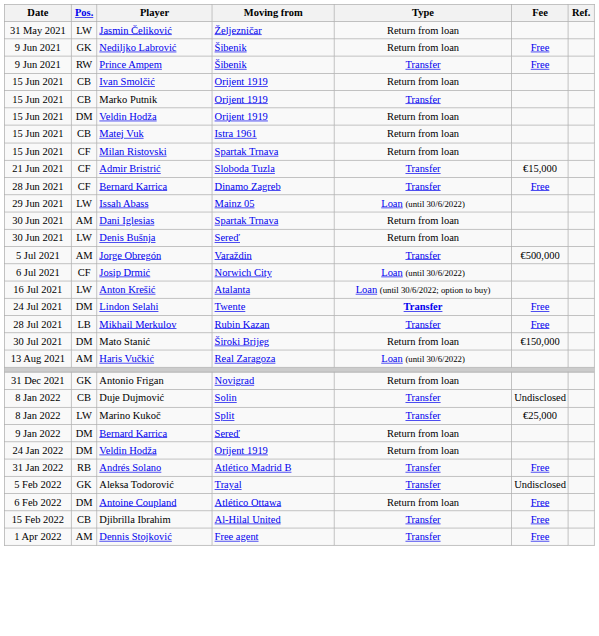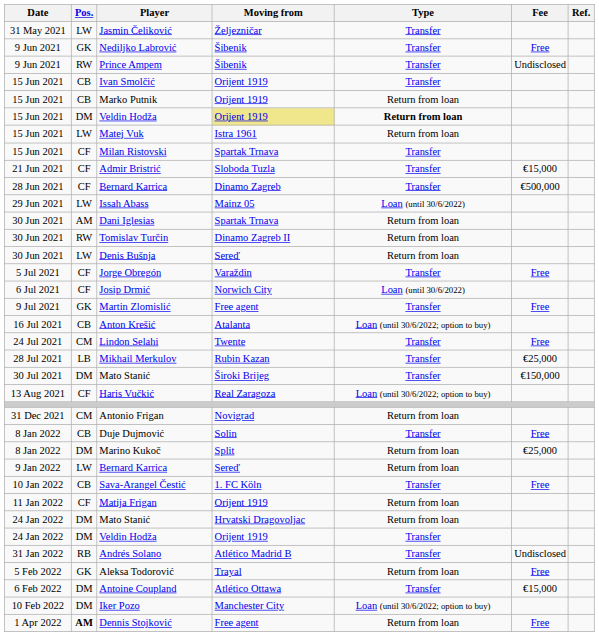(423, 30) Return from loan -> (423, 30) Transfer
(423, 47) Return from loan -> (423, 47) Transfer
(540, 65) Free -> (540, 65) Undisclosed
(423, 82) Return from loan -> (423, 82) Transfer
(423, 99) Transfer -> (423, 99) Return from loan
(241, 117) no background -> (241, 117) khaki background
(423, 117) normal -> (423, 117) bold
(84, 134) CB -> (84, 134) LW
(423, 151) Return from loan -> (423, 151) Transfer
(540, 186) Free -> (540, 186) €500,000
+ row: (38, 238)
(84, 255) AM -> (84, 272) CF
(540, 255) €500,000 -> (540, 272) Free
+ row: (38, 307)
(84, 290) LW -> (84, 324) CB
(84, 307) DM -> (84, 341) CM
(423, 307) bold -> (423, 341) normal
(540, 324) Free -> (540, 359) €25,000
(423, 341) Return from loan -> (423, 376) Transfer
(84, 359) AM -> (84, 393) CF
(423, 359) Loan (until 30/6/2022) -> (423, 393) Loan (until 30/6/2022; option to buy)
(84, 381) GK -> (84, 415) CM
(540, 398) Undisclosed -> (540, 433) Free
(84, 415) LW -> (84, 450) DM
(423, 415) Transfer -> (423, 450) Return from loan
(84, 433) DM -> (84, 467) LW
+ row: (38, 485)
+ row: (38, 502)
+ row: (38, 519)
(423, 450) Return from loan -> (423, 537) Transfer
(540, 467) Free -> (540, 554) Undisclosed
(423, 485) Transfer -> (423, 571) Return from loan
(540, 485) Undisclosed -> (540, 571) Free
(423, 502) Return from loan -> (423, 588) Transfer
(540, 502) Free -> (540, 588) €15,000
+ row: (38, 606)
- row: (38, 519)
(84, 537) normal -> (84, 623) bold
(423, 537) Transfer -> (423, 623) Return from loan
